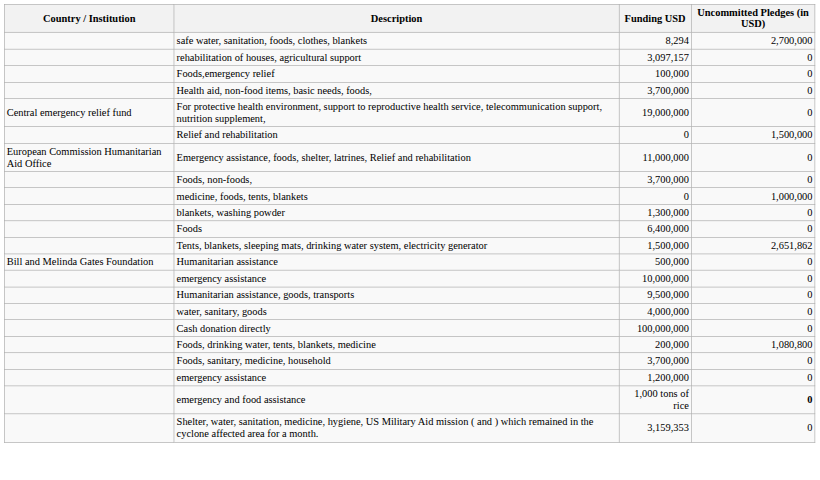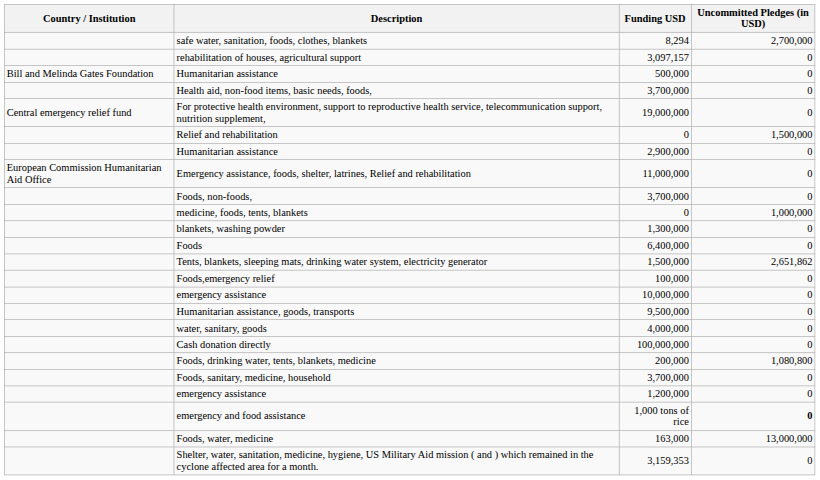rows swapped: (227, 262) <-> (226, 73)
+ row: (227, 151)
+ row: (225, 438)
